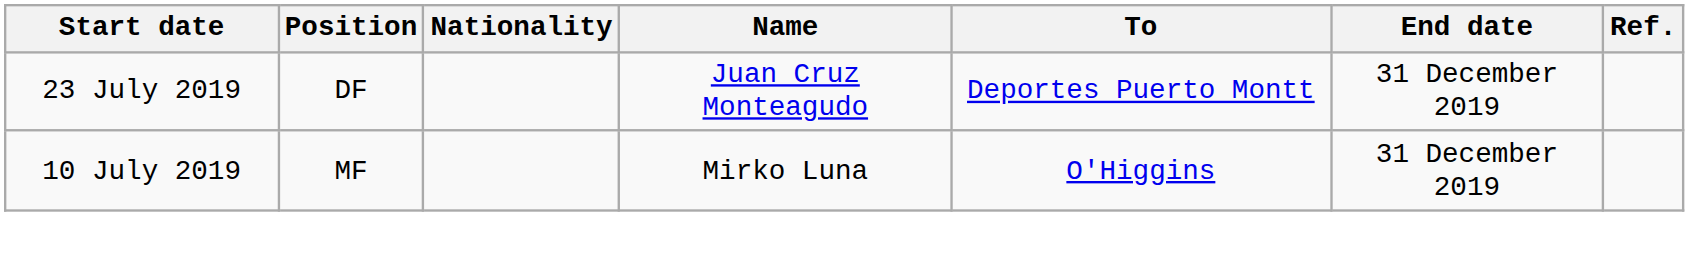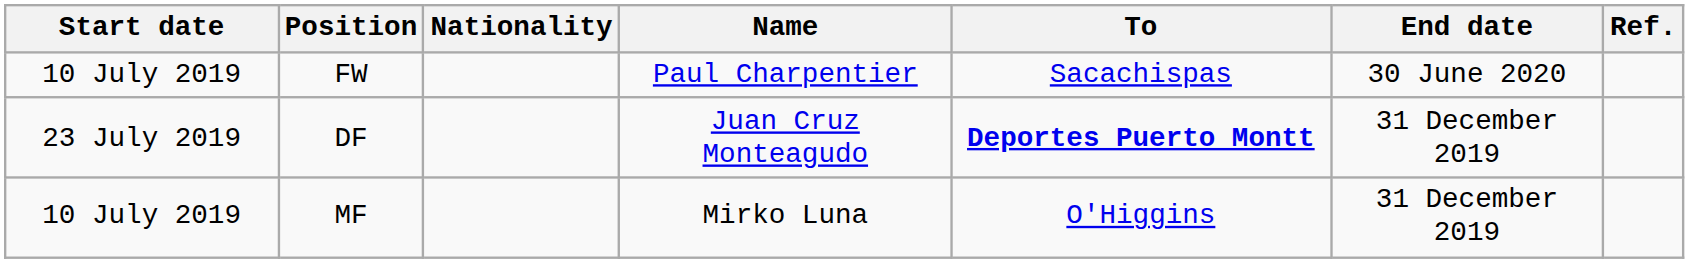+ row: (351, 74)
(1141, 91) normal -> (1141, 137) bold
